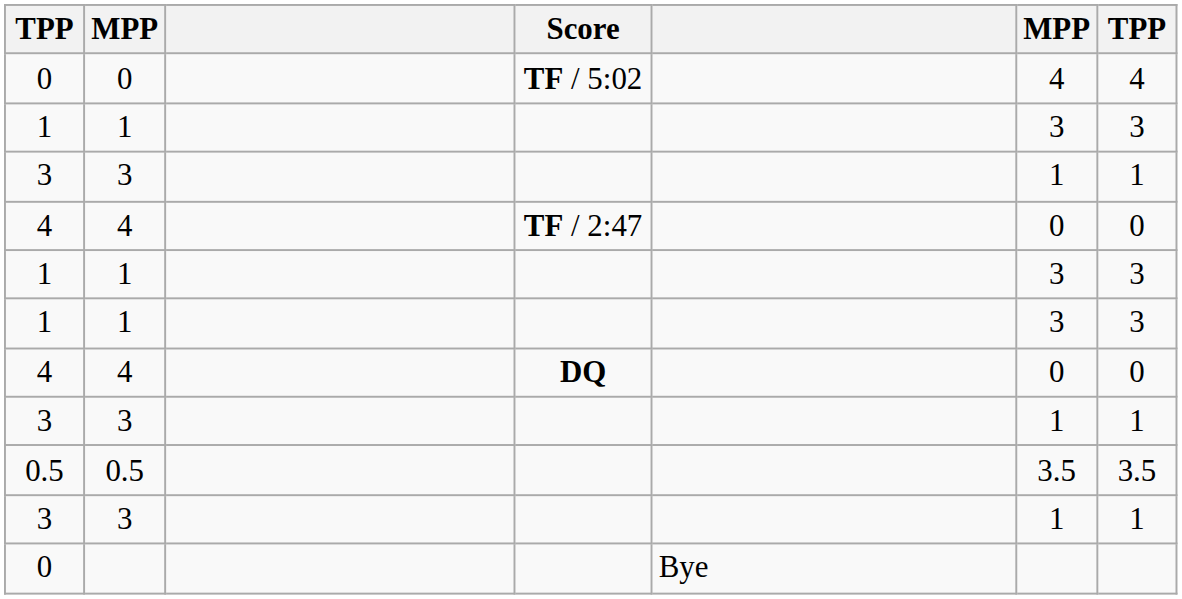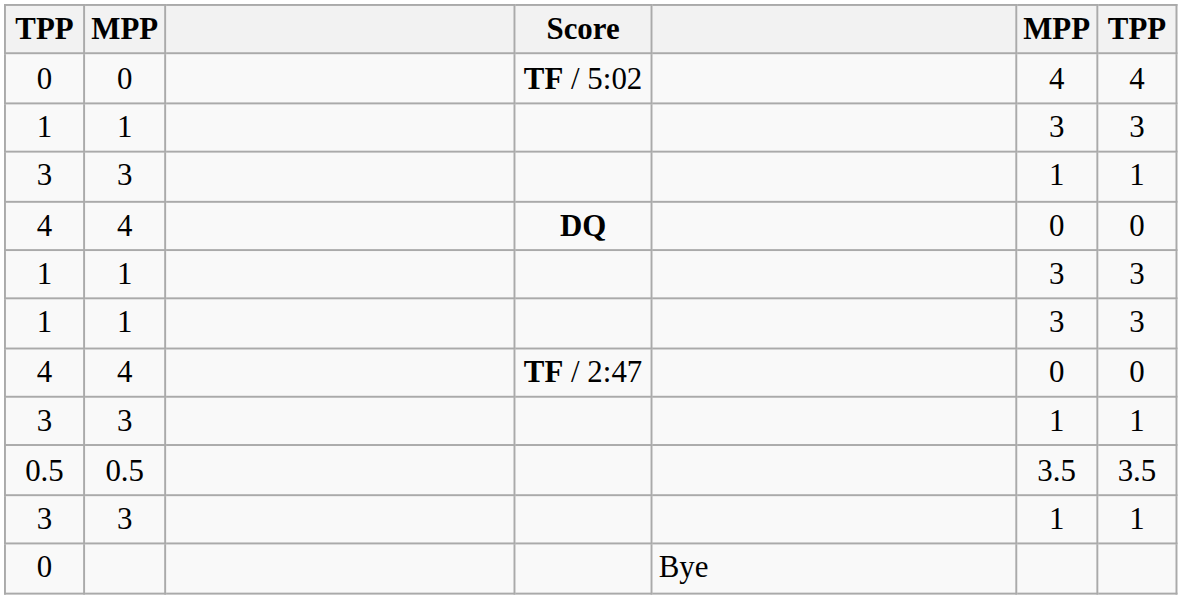rows swapped: (125, 224) <-> (125, 371)
